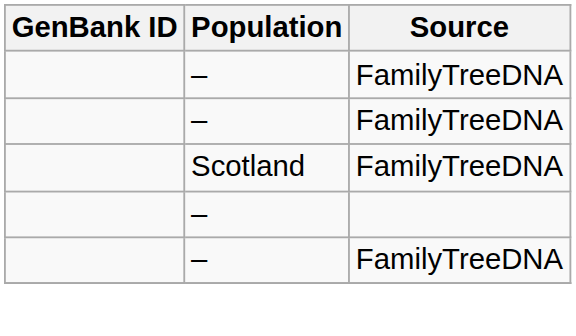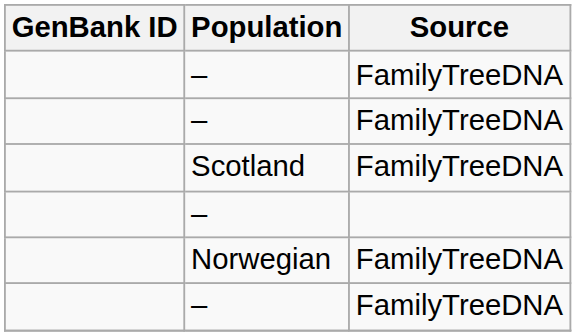+ row: (261, 259)
